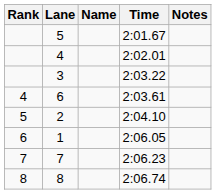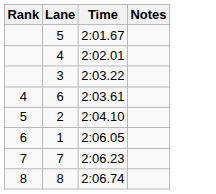- column: (99, 14)
